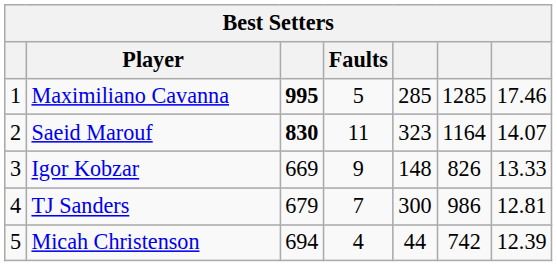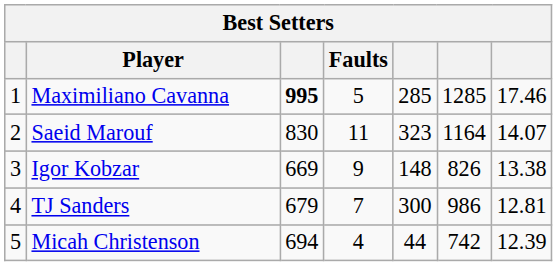(302, 132) bold -> (302, 132) normal
(522, 169) 13.33 -> (522, 169) 13.38
